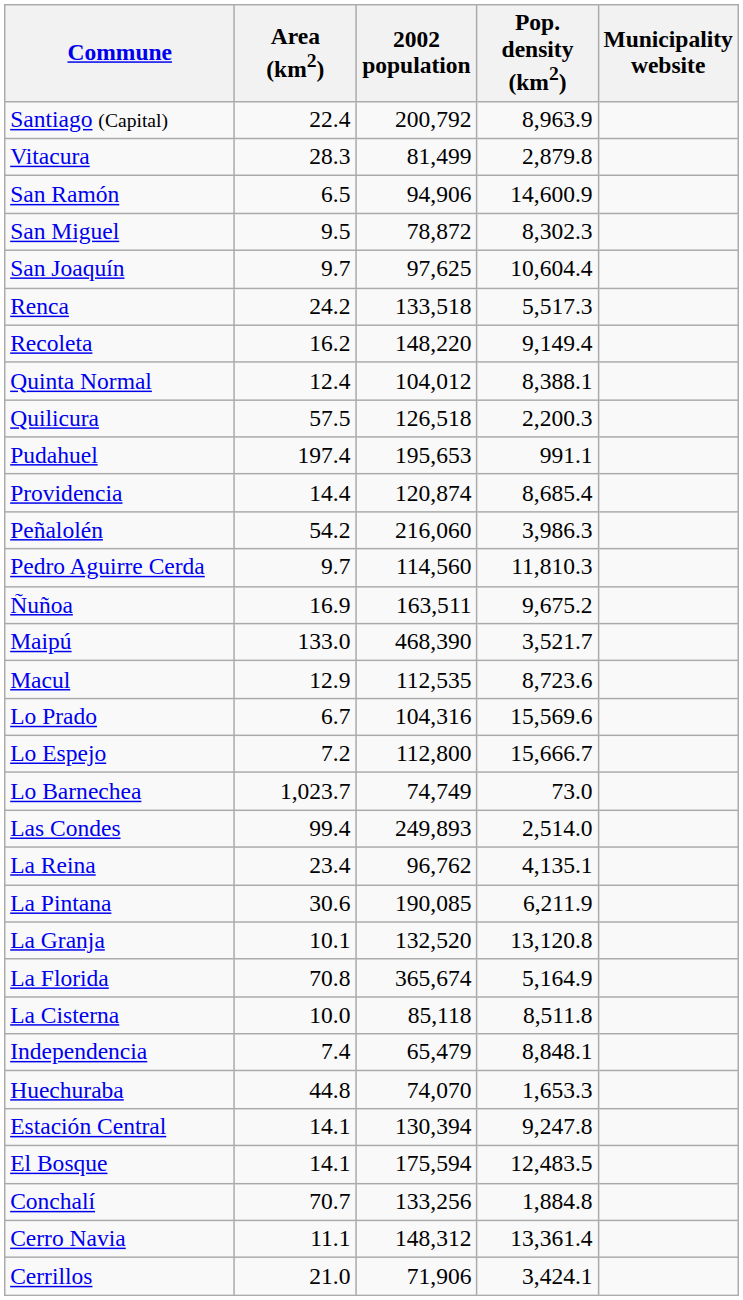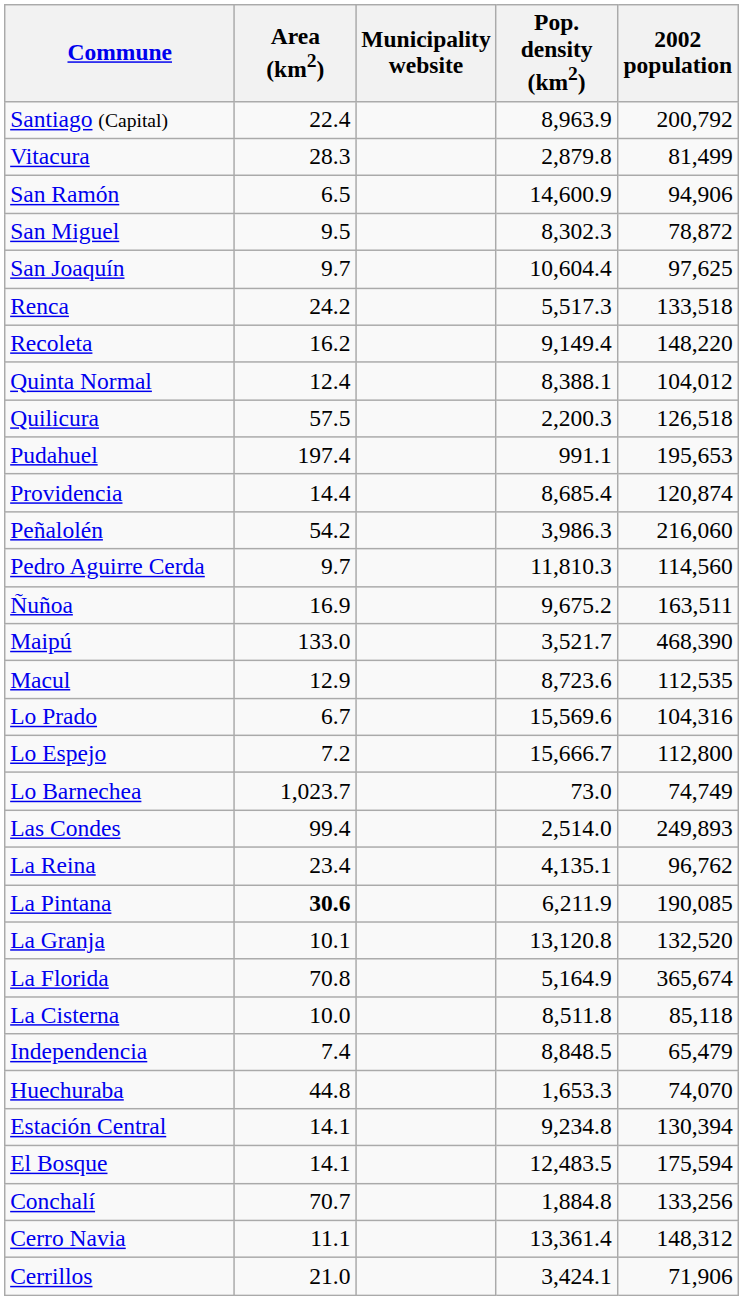columns swapped: (416, 52) <-> (668, 52)
(330, 903) normal -> (330, 903) bold
(557, 1052) 8,848.1 -> (576, 1052) 8,848.5
(557, 1126) 9,247.8 -> (576, 1126) 9,234.8
